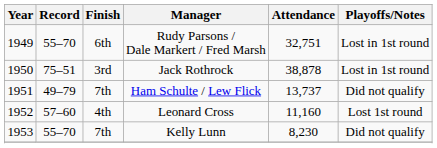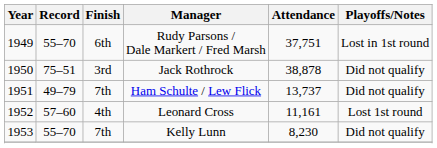(303, 42) 32,751 -> (303, 42) 37,751
(385, 70) Lost in 1st round -> (385, 70) Did not qualify
(303, 111) 11,160 -> (303, 111) 11,161
